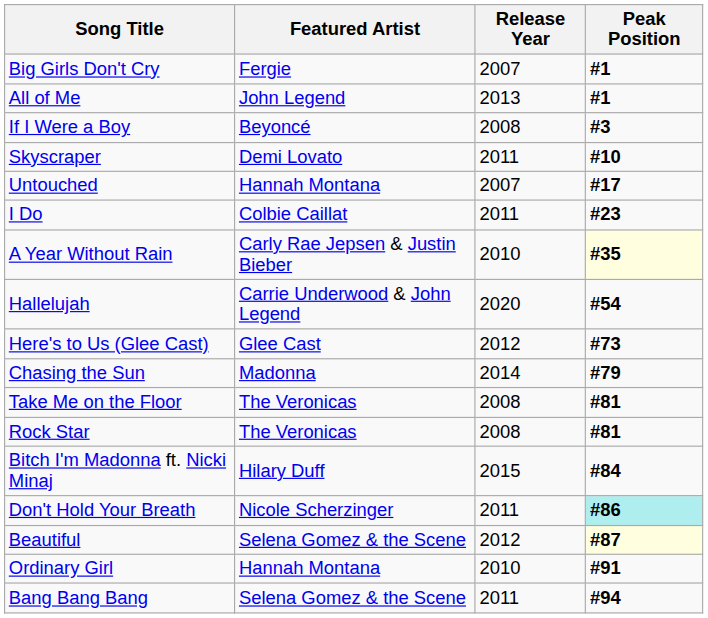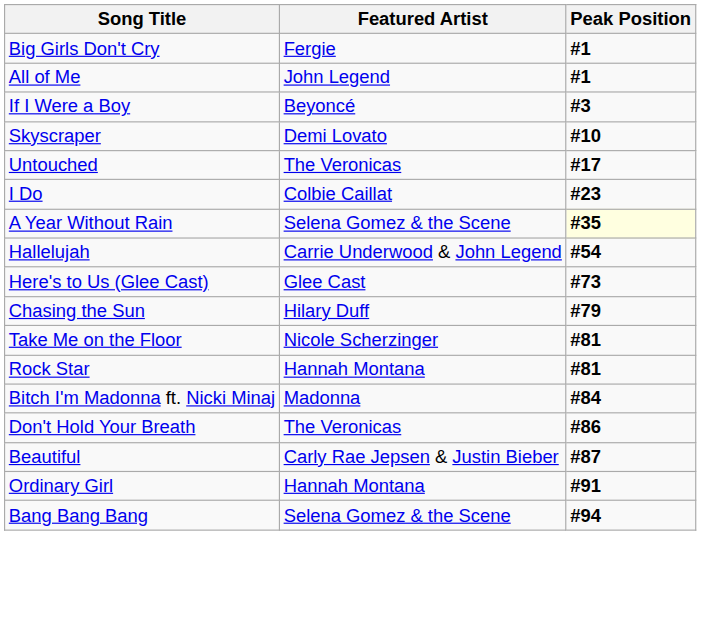- column: (531, 29)
(310, 185) Hannah Montana -> (342, 164) The Veronicas
(347, 254) Carly Rae Jepsen & Justin Bieber -> (397, 223) Selena Gomez & the Scene
(277, 373) Madonna -> (326, 310) Hilary Duff
(298, 402) The Veronicas -> (361, 340) Nicole Scherzinger
(298, 431) The Veronicas -> (354, 369) Hannah Montana
(282, 470) Hilary Duff -> (322, 398) Madonna
(316, 510) Nicole Scherzinger -> (342, 427) The Veronicas
(605, 510) paleturquoise background -> (586, 427) no background
(352, 539) Selena Gomez & the Scene -> (421, 456) Carly Rae Jepsen & Justin Bieber
(605, 539) lightyellow background -> (586, 456) no background
